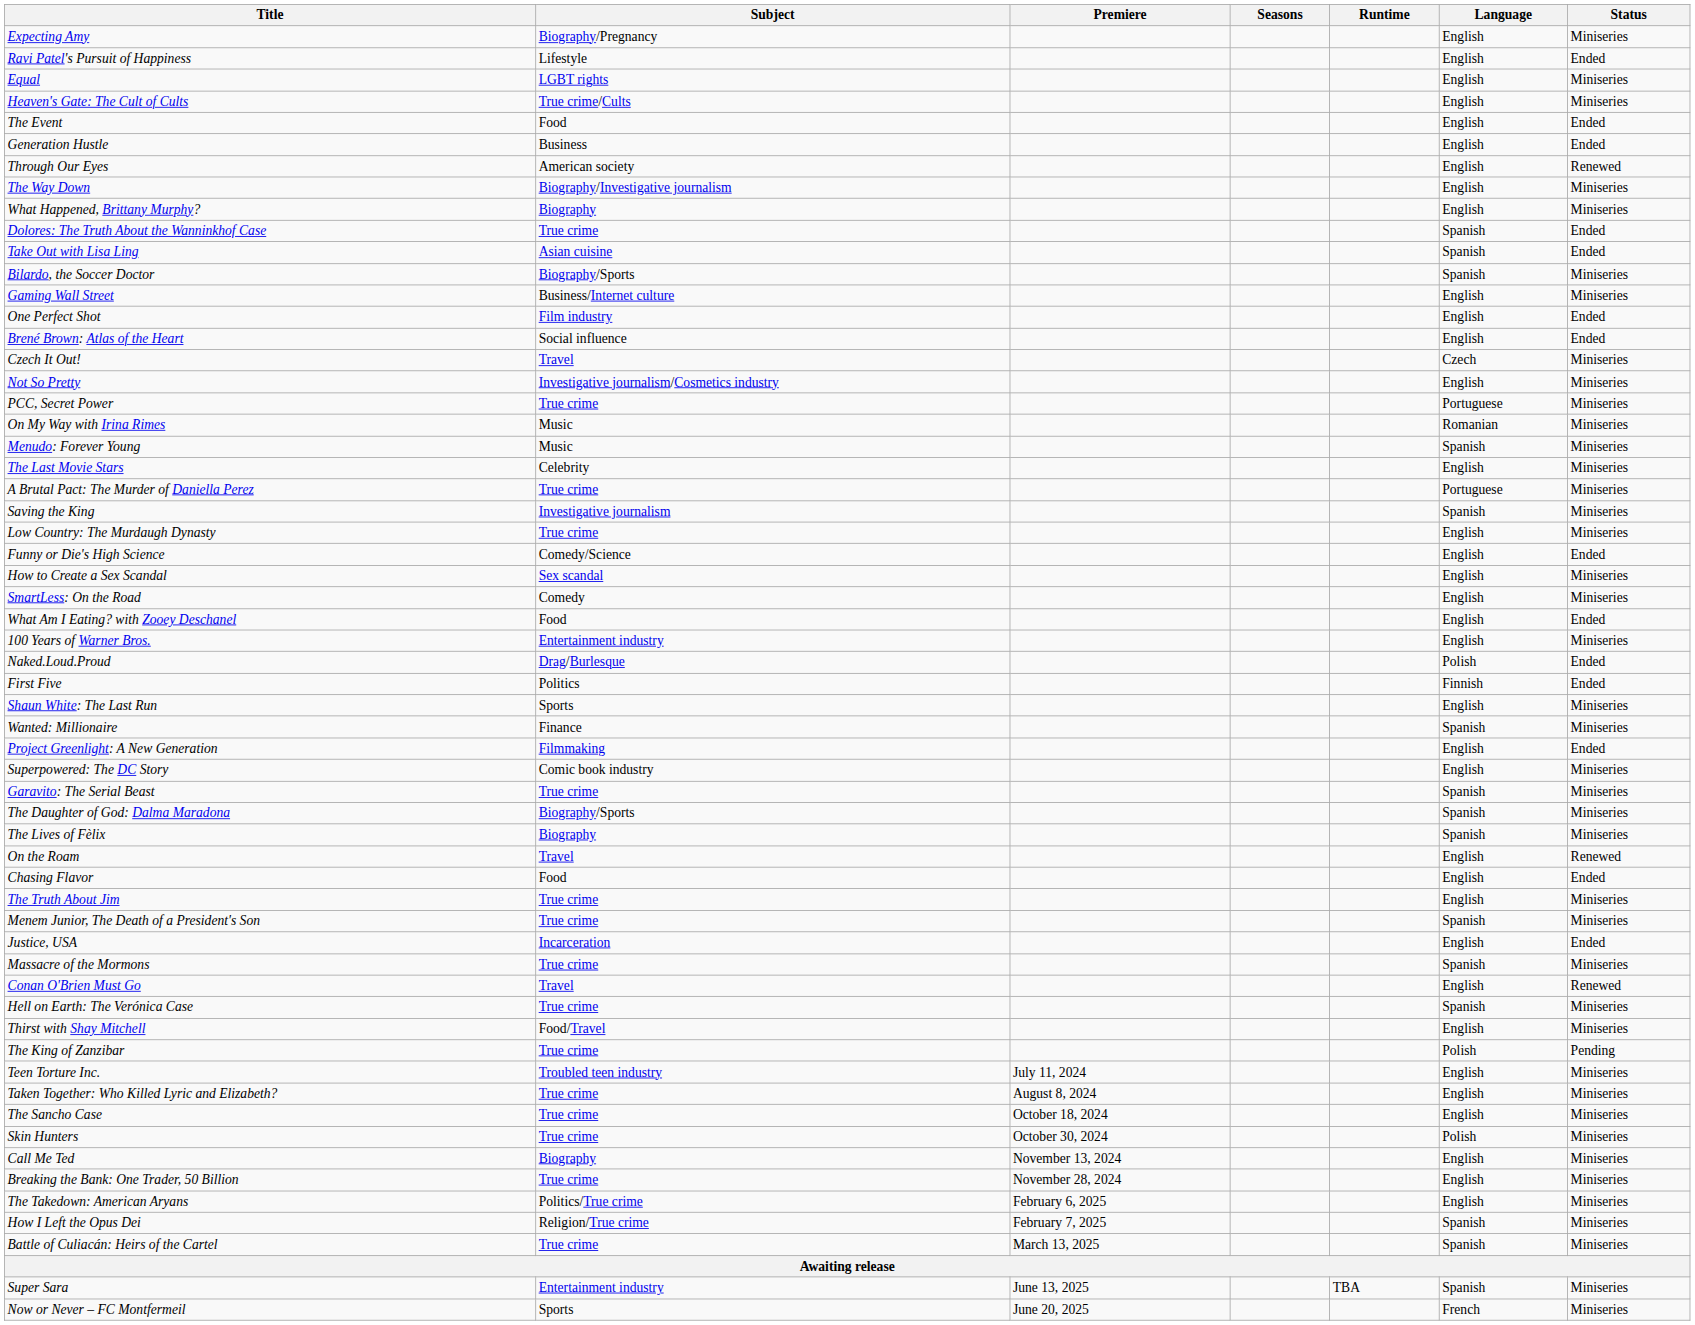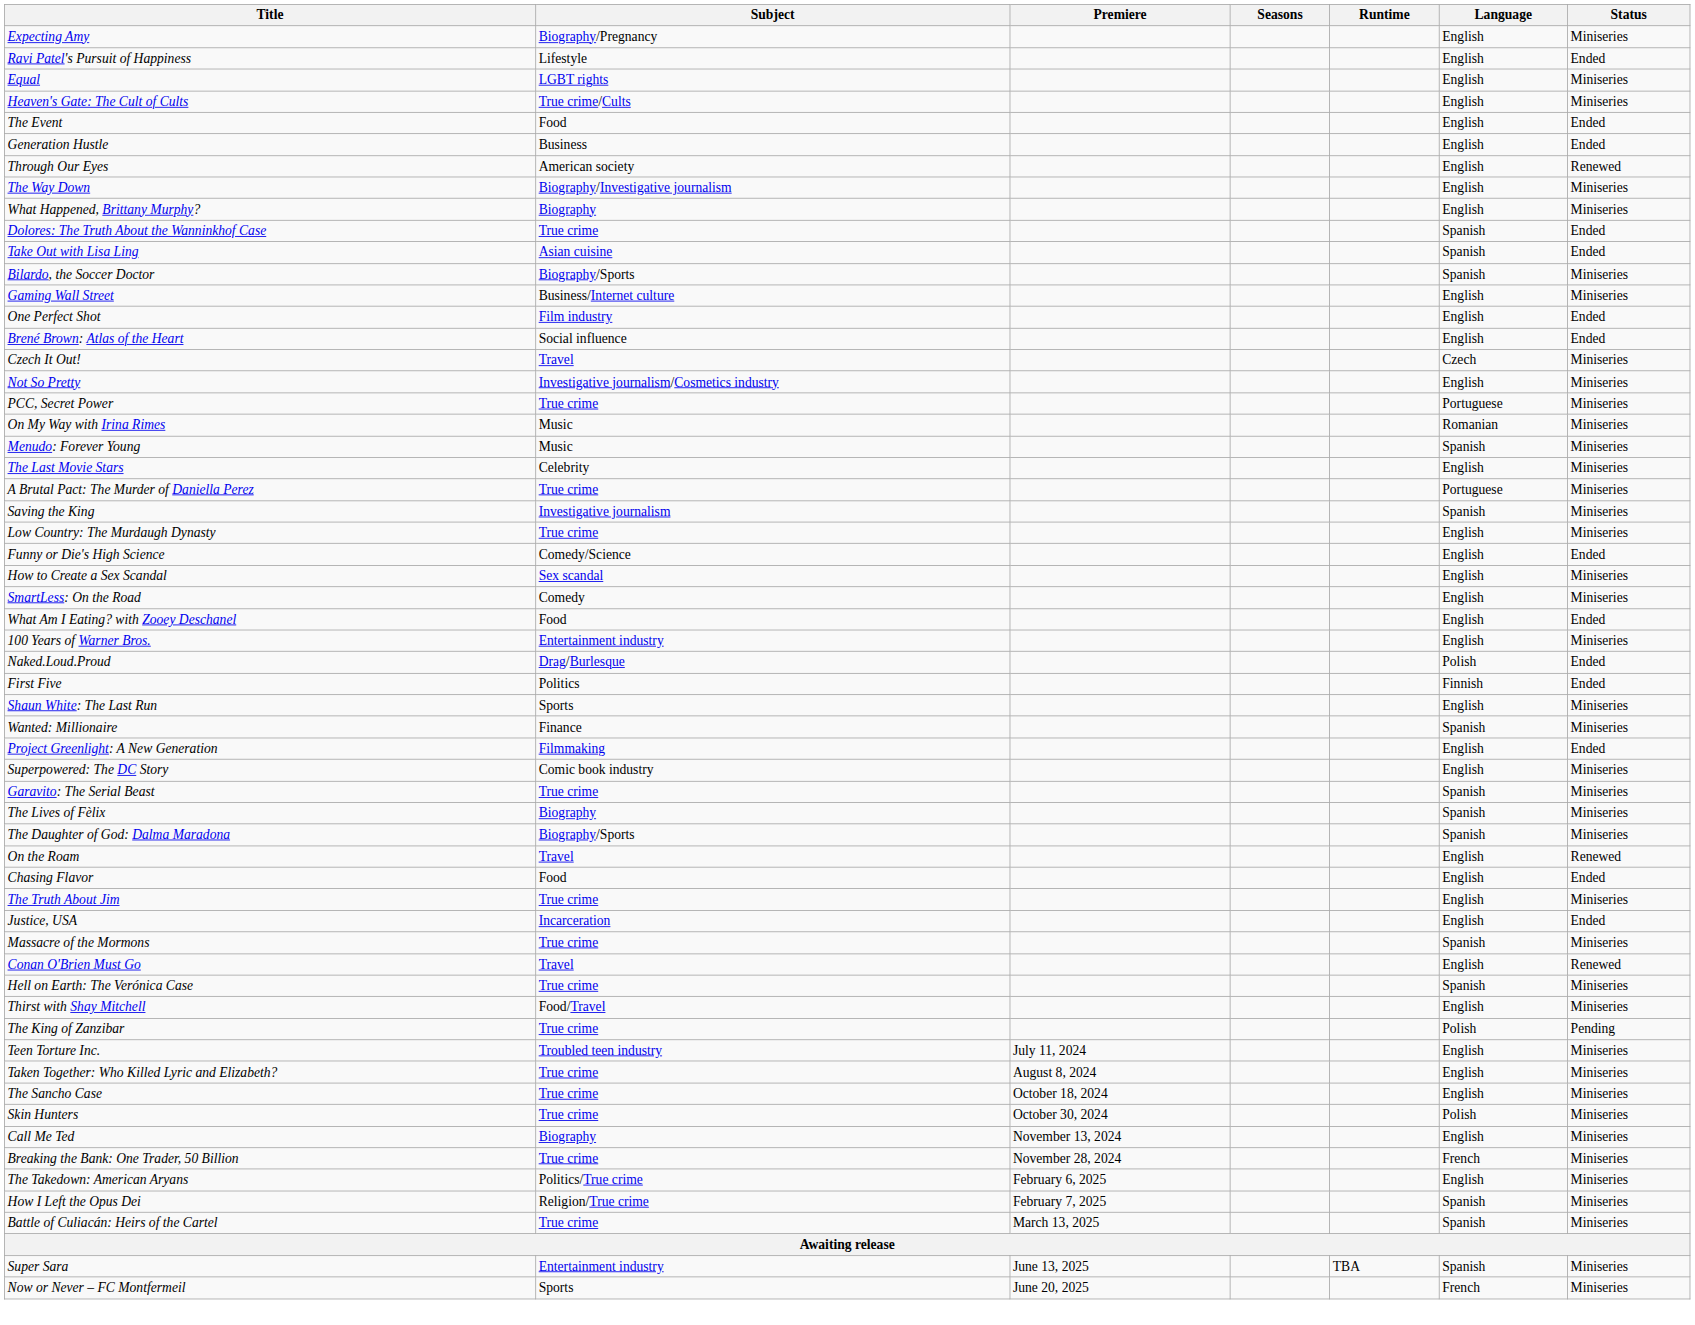rows swapped: (119, 813) <-> (56, 834)
- row: (134, 921)
(1463, 1179) English -> (1461, 1158) French
